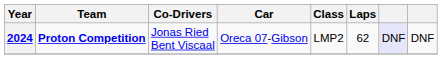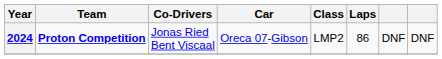(363, 38) 62 -> (363, 38) 86
(393, 38) lavender background -> (393, 38) no background
